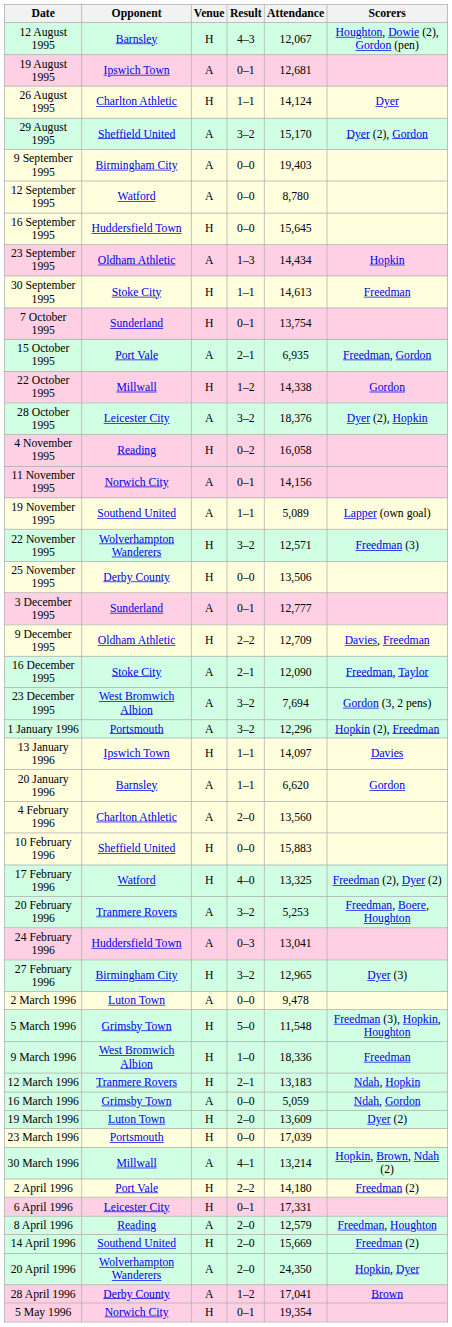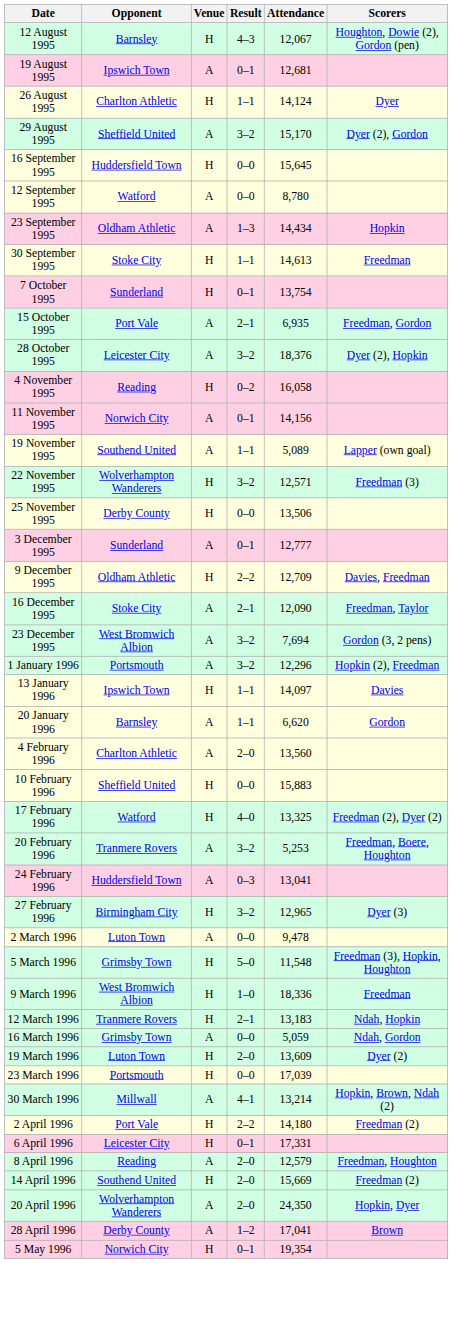- row: (43, 165)
rows swapped: (43, 197) <-> (43, 228)
- row: (43, 387)
